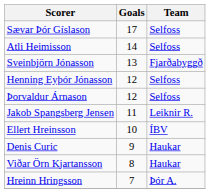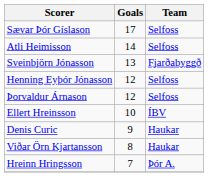- row: (60, 113)
